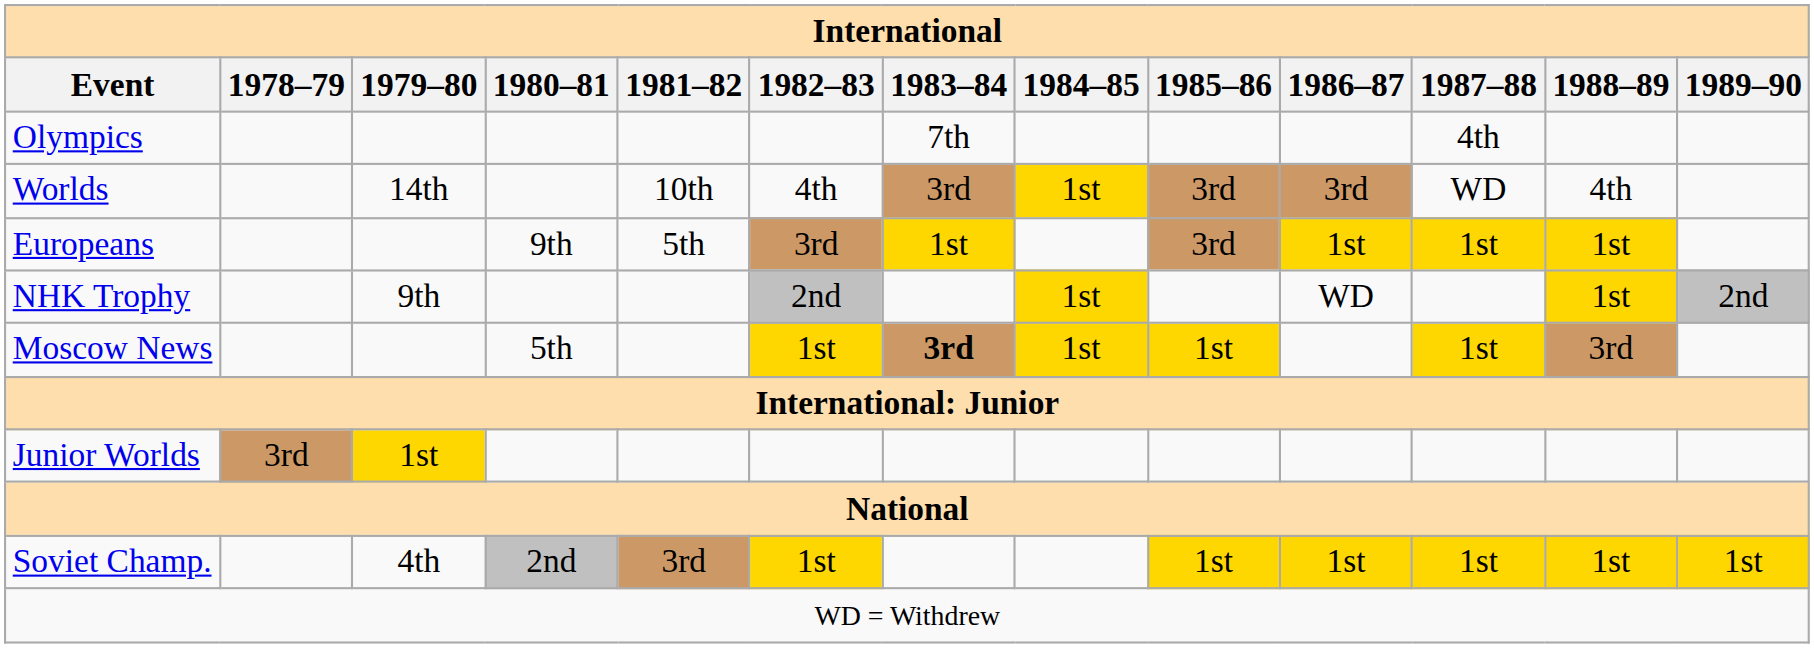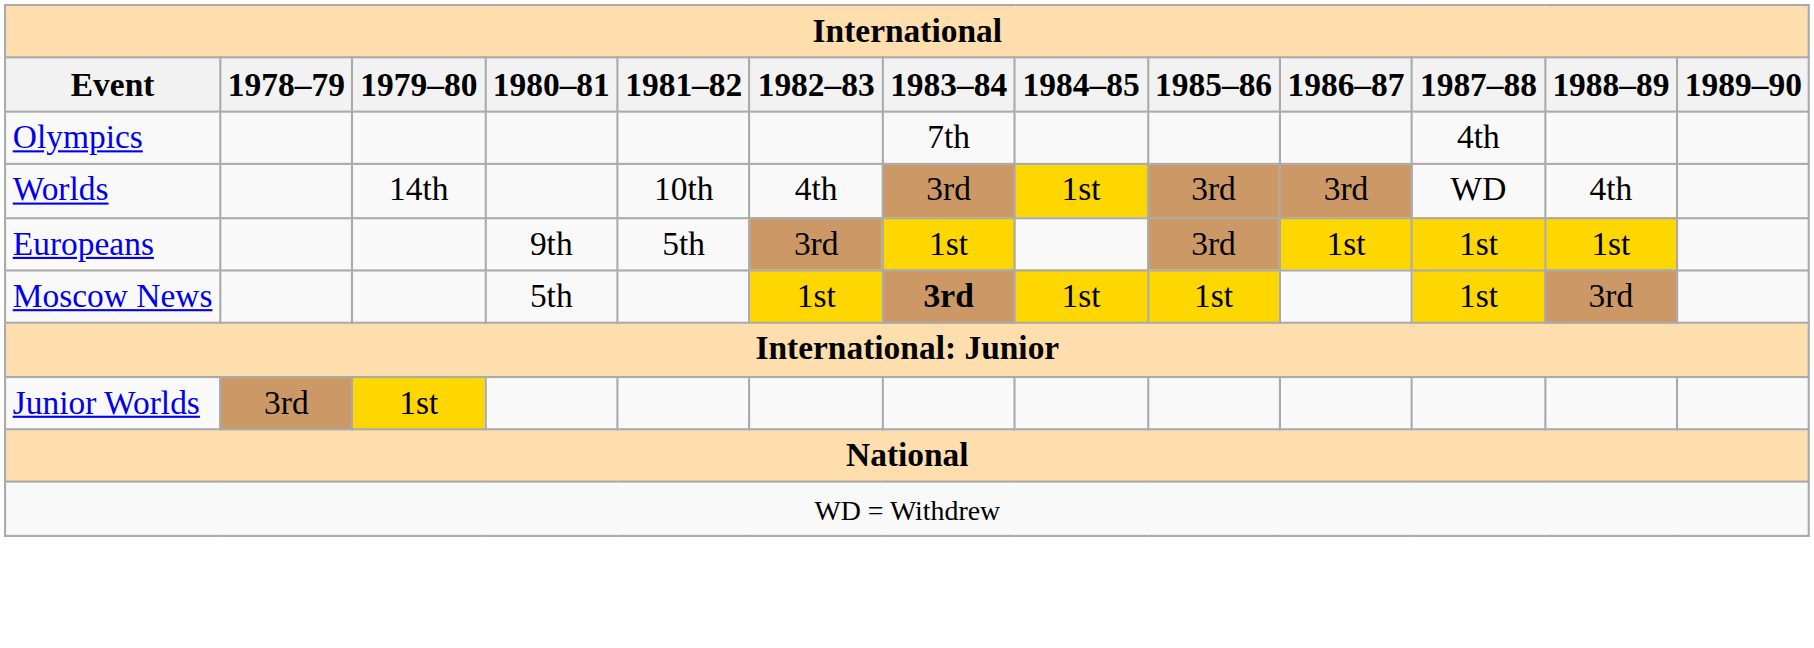- row: (101, 296)
- row: (112, 561)
